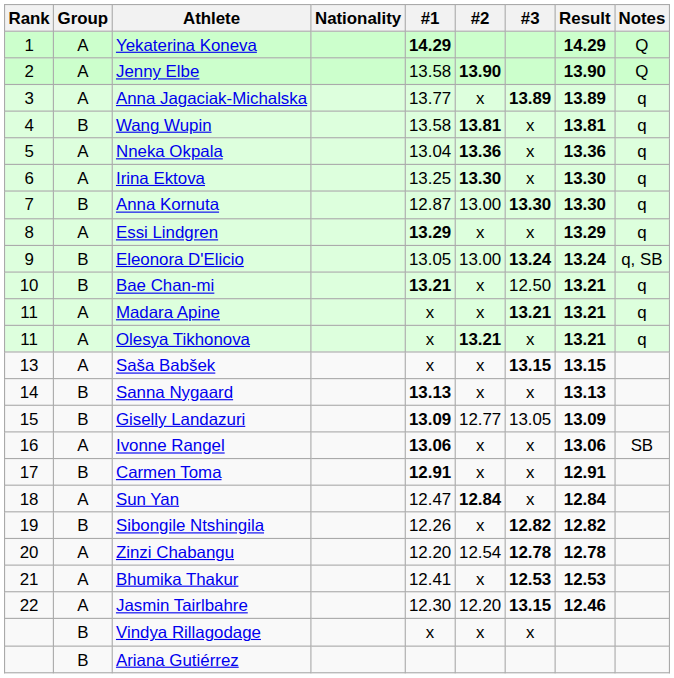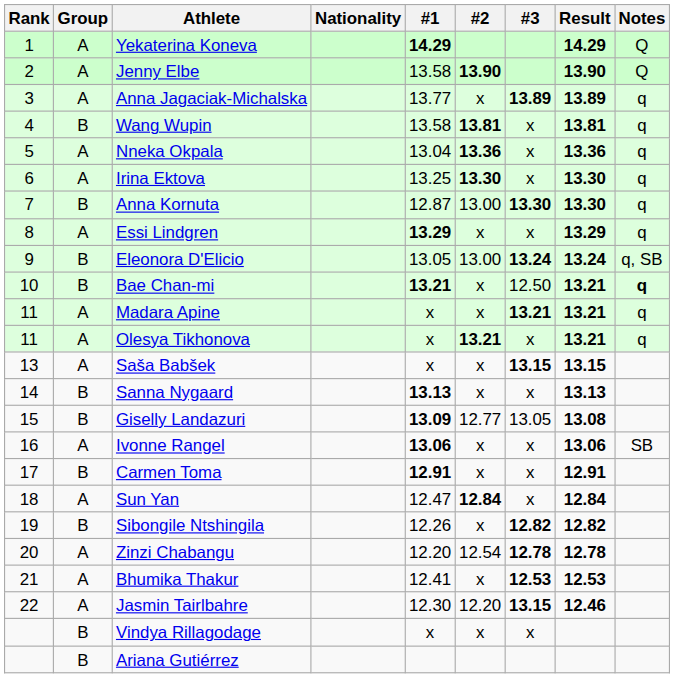(642, 285) normal -> (642, 285) bold
(585, 419) 13.09 -> (585, 419) 13.08
